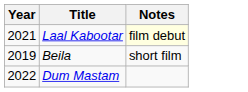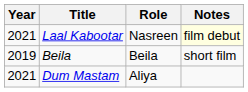+ column: (153, 14)
(22, 76) 2022 -> (22, 76) 2021
